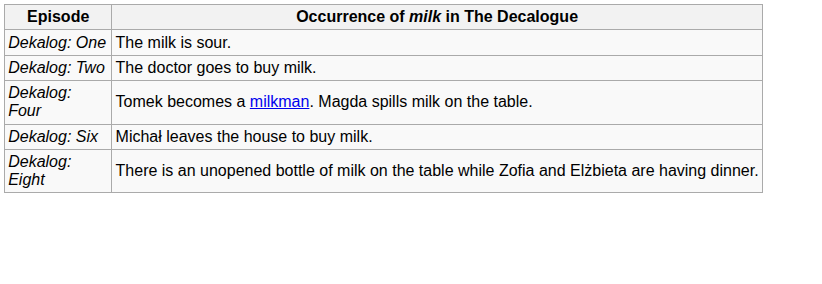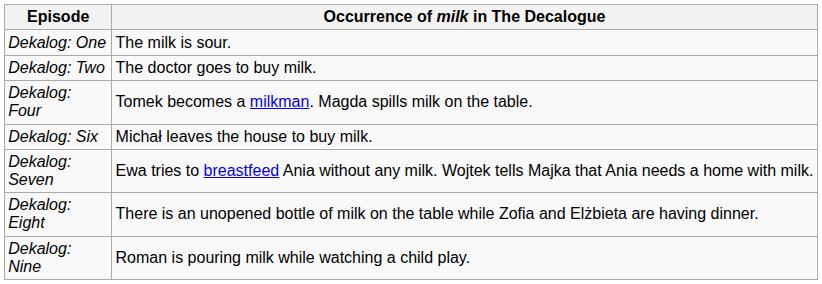+ row: (40, 171)
+ row: (40, 257)
